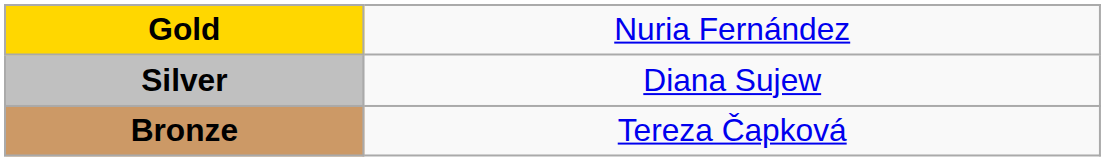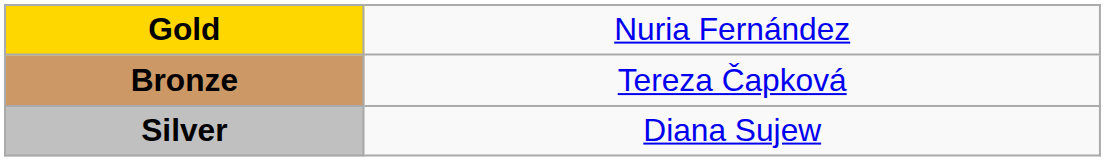rows swapped: (184, 79) <-> (184, 130)
